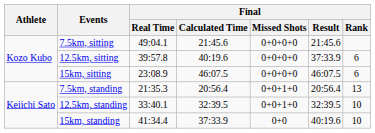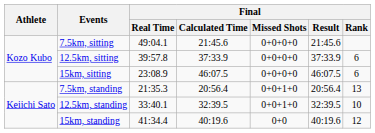(213, 58) 40:19.6 -> (213, 58) 37:33.9
(213, 120) 37:33.9 -> (213, 120) 40:19.6
(357, 120) 10 -> (357, 120) 12
